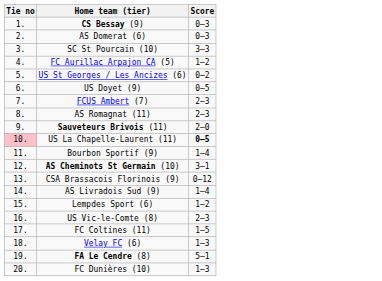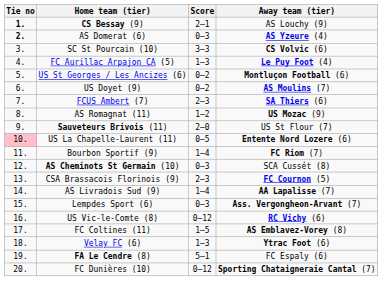+ column: (297, 11)
(21, 24) normal -> (21, 24) bold
(202, 24) 0–3 -> (202, 24) 2–1
(21, 37) normal -> (21, 37) bold
(202, 62) 1–2 -> (202, 62) 1–3
(202, 88) 0–5 -> (202, 88) 0–2
(202, 114) 2–3 -> (202, 114) 1–2
(202, 140) bold -> (202, 140) normal
(202, 166) 3–1 -> (202, 166) 0–3
(202, 179) 0–12 -> (202, 179) 2–3
(202, 205) 1–2 -> (202, 205) 0–3
(202, 218) 2–3 -> (202, 218) 0–12
(202, 269) 1–3 -> (202, 269) 0–12
